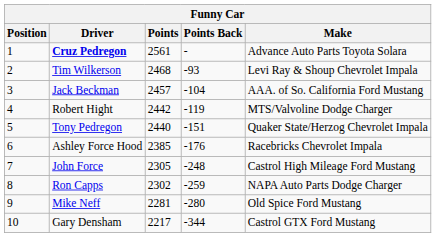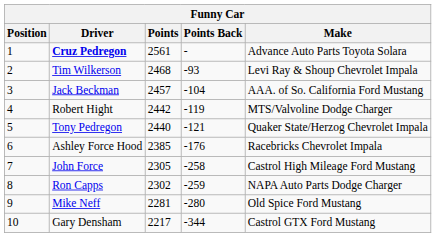(194, 128) -151 -> (194, 128) -121
(194, 166) -248 -> (194, 166) -258
